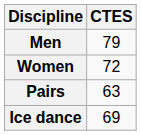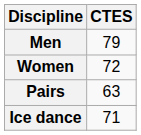(111, 117) 69 -> (111, 117) 71
